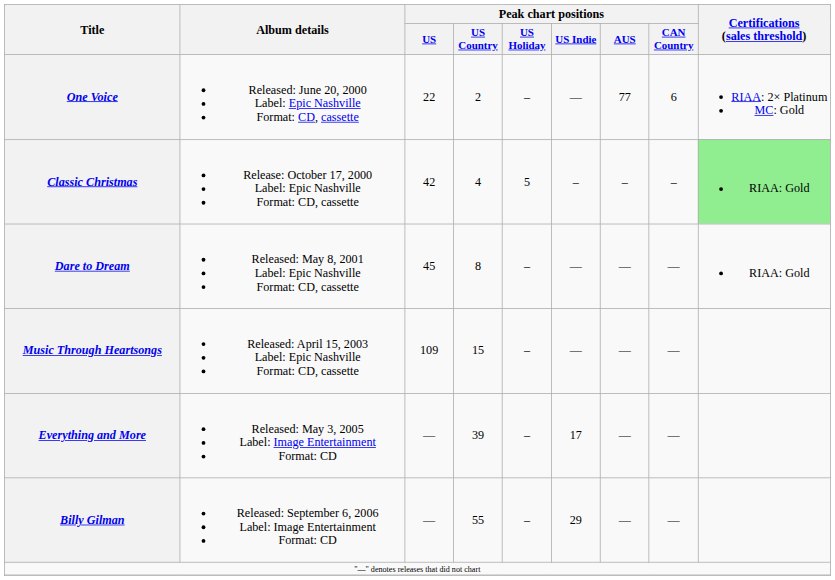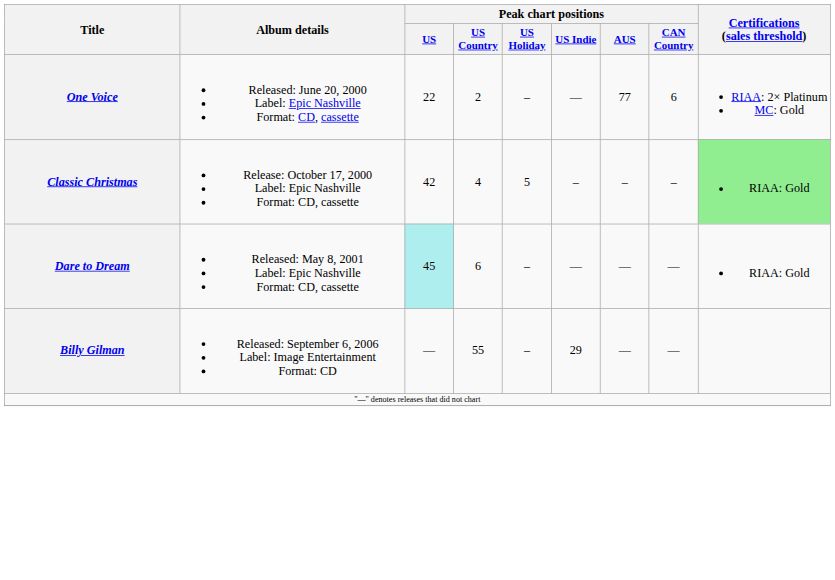(429, 266) no background -> (429, 266) paleturquoise background
(478, 266) 8 -> (478, 266) 6
- row: (92, 351)
- row: (92, 435)
